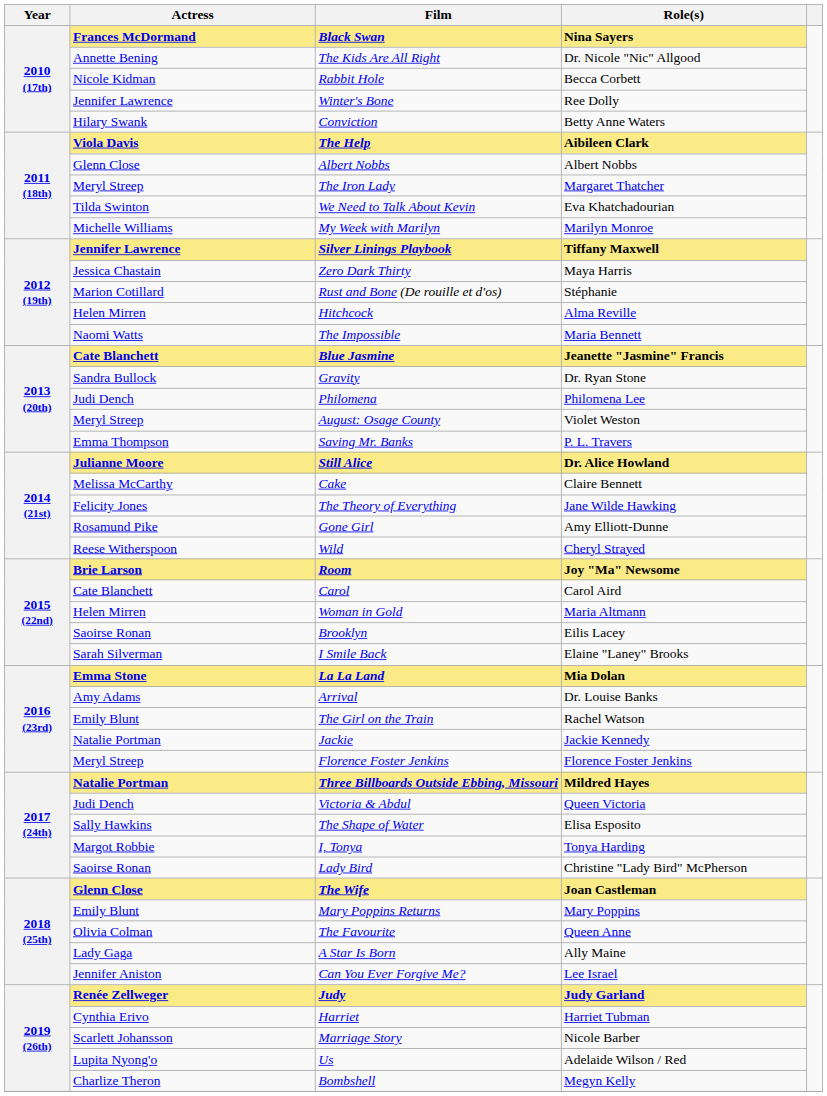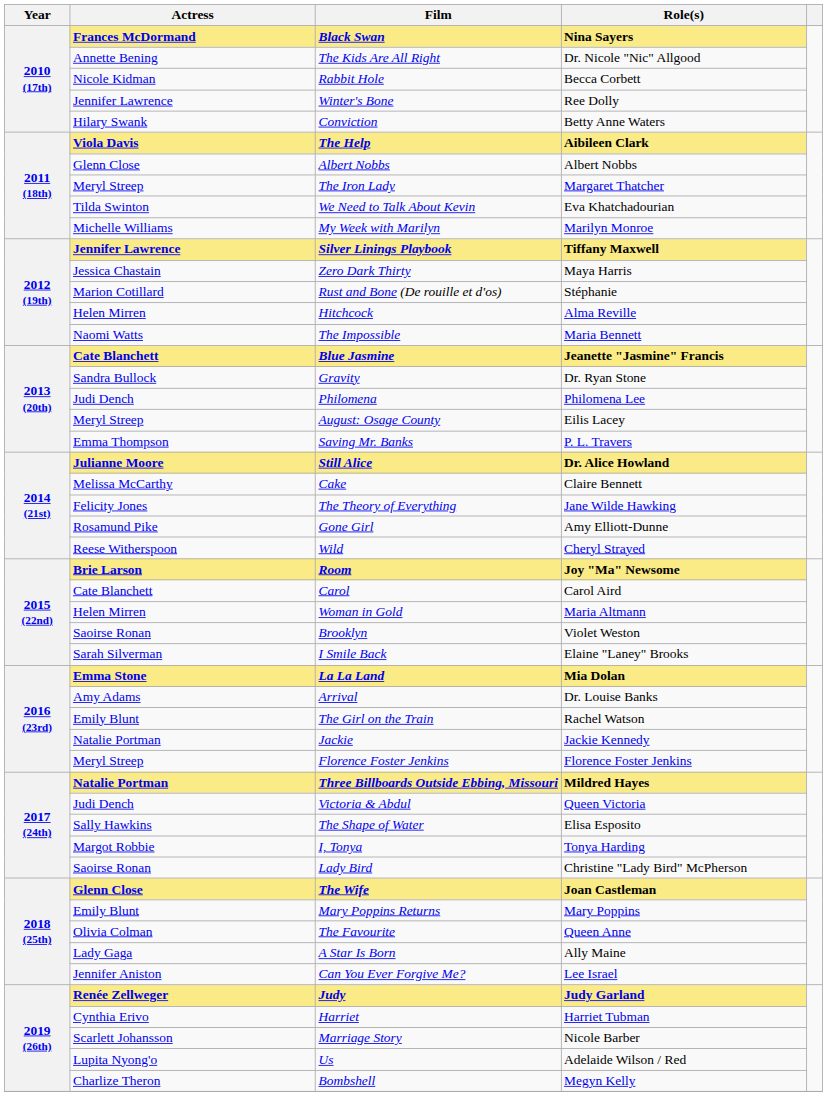(602, 420) Violet Weston -> (595, 420) Eilis Lacey
(595, 633) Eilis Lacey -> (602, 633) Violet Weston
